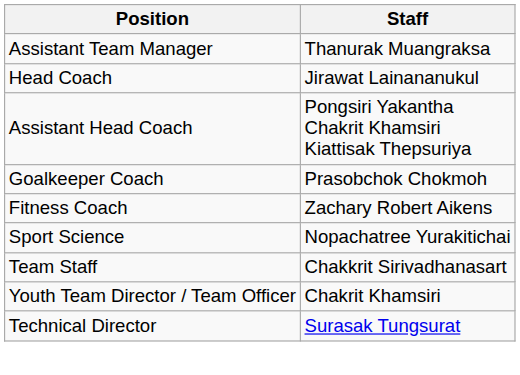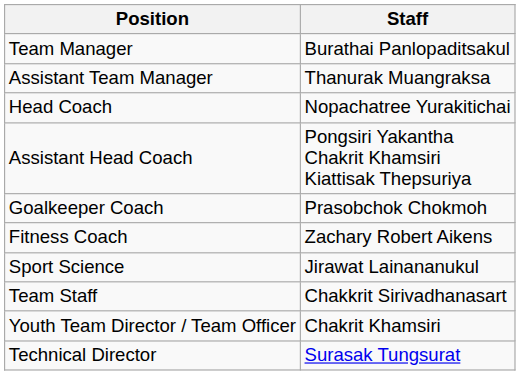+ row: (71, 48)
(392, 78) Jirawat Lainananukul -> (408, 107) Nopachatree Yurakitichai
(408, 237) Nopachatree Yurakitichai -> (392, 267) Jirawat Lainananukul
